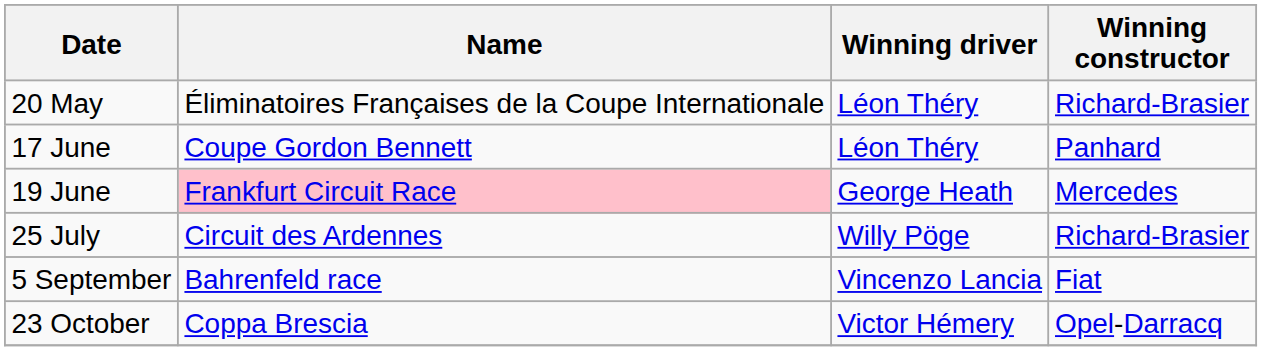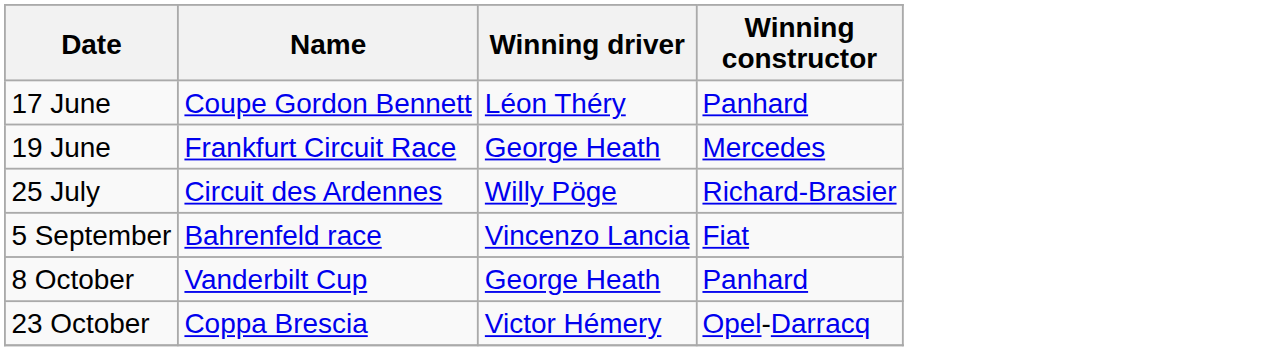- row: (57, 103)
(320, 191) pink background -> (320, 147) no background
+ row: (73, 280)
